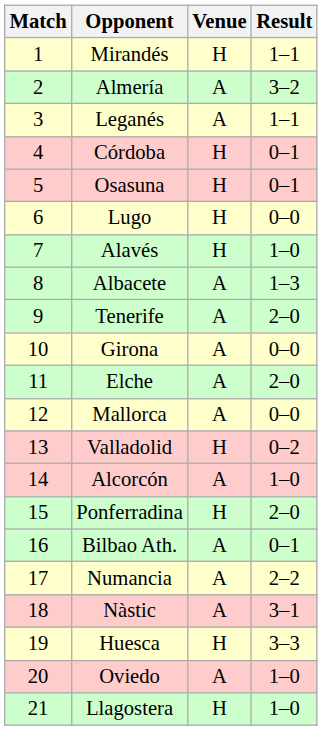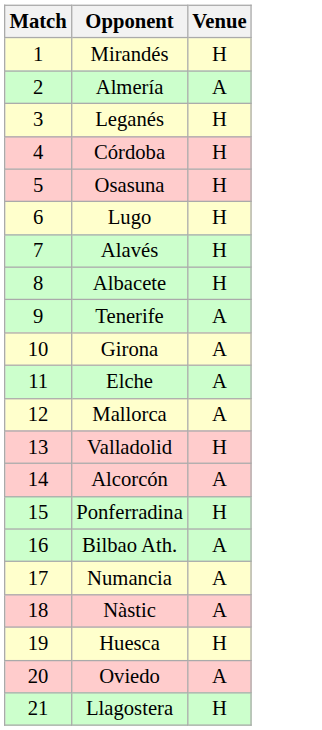- column: (284, 21)
(220, 119) A -> (220, 119) H
(220, 283) A -> (220, 283) H
